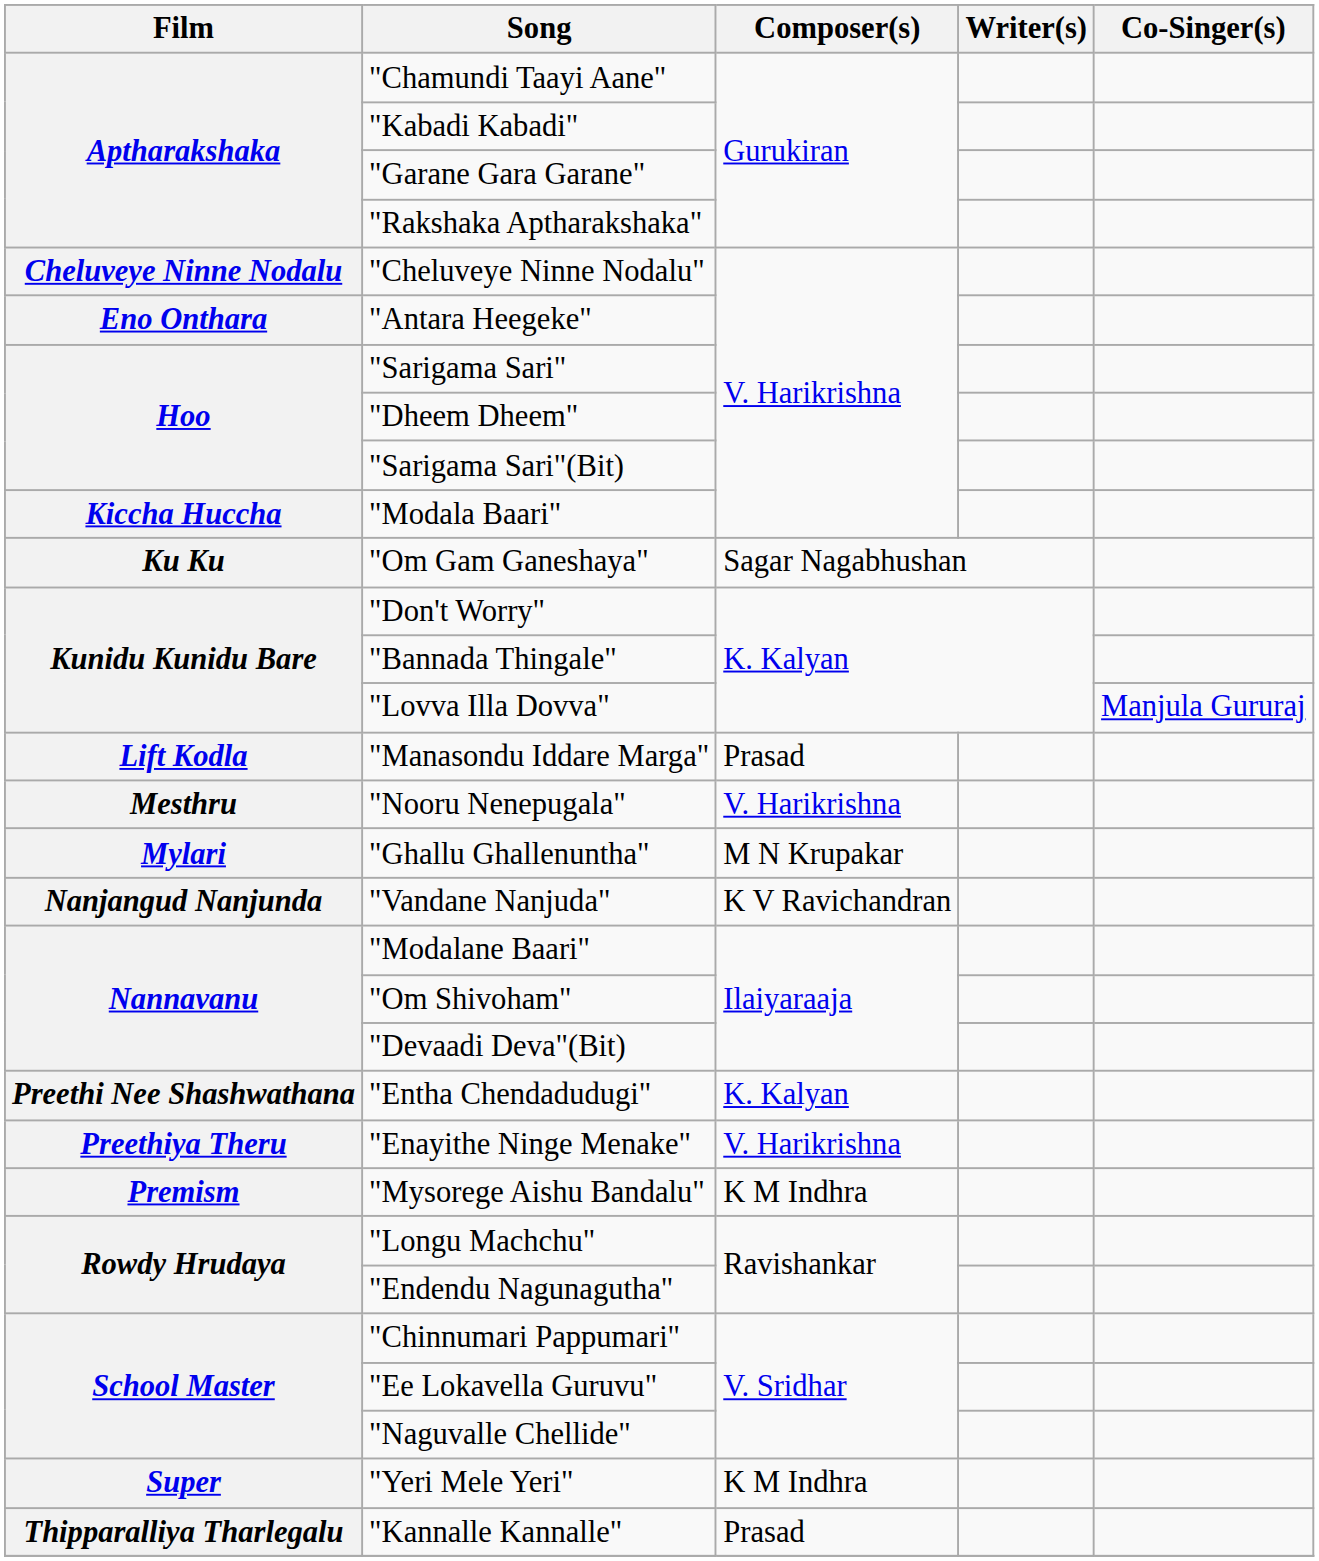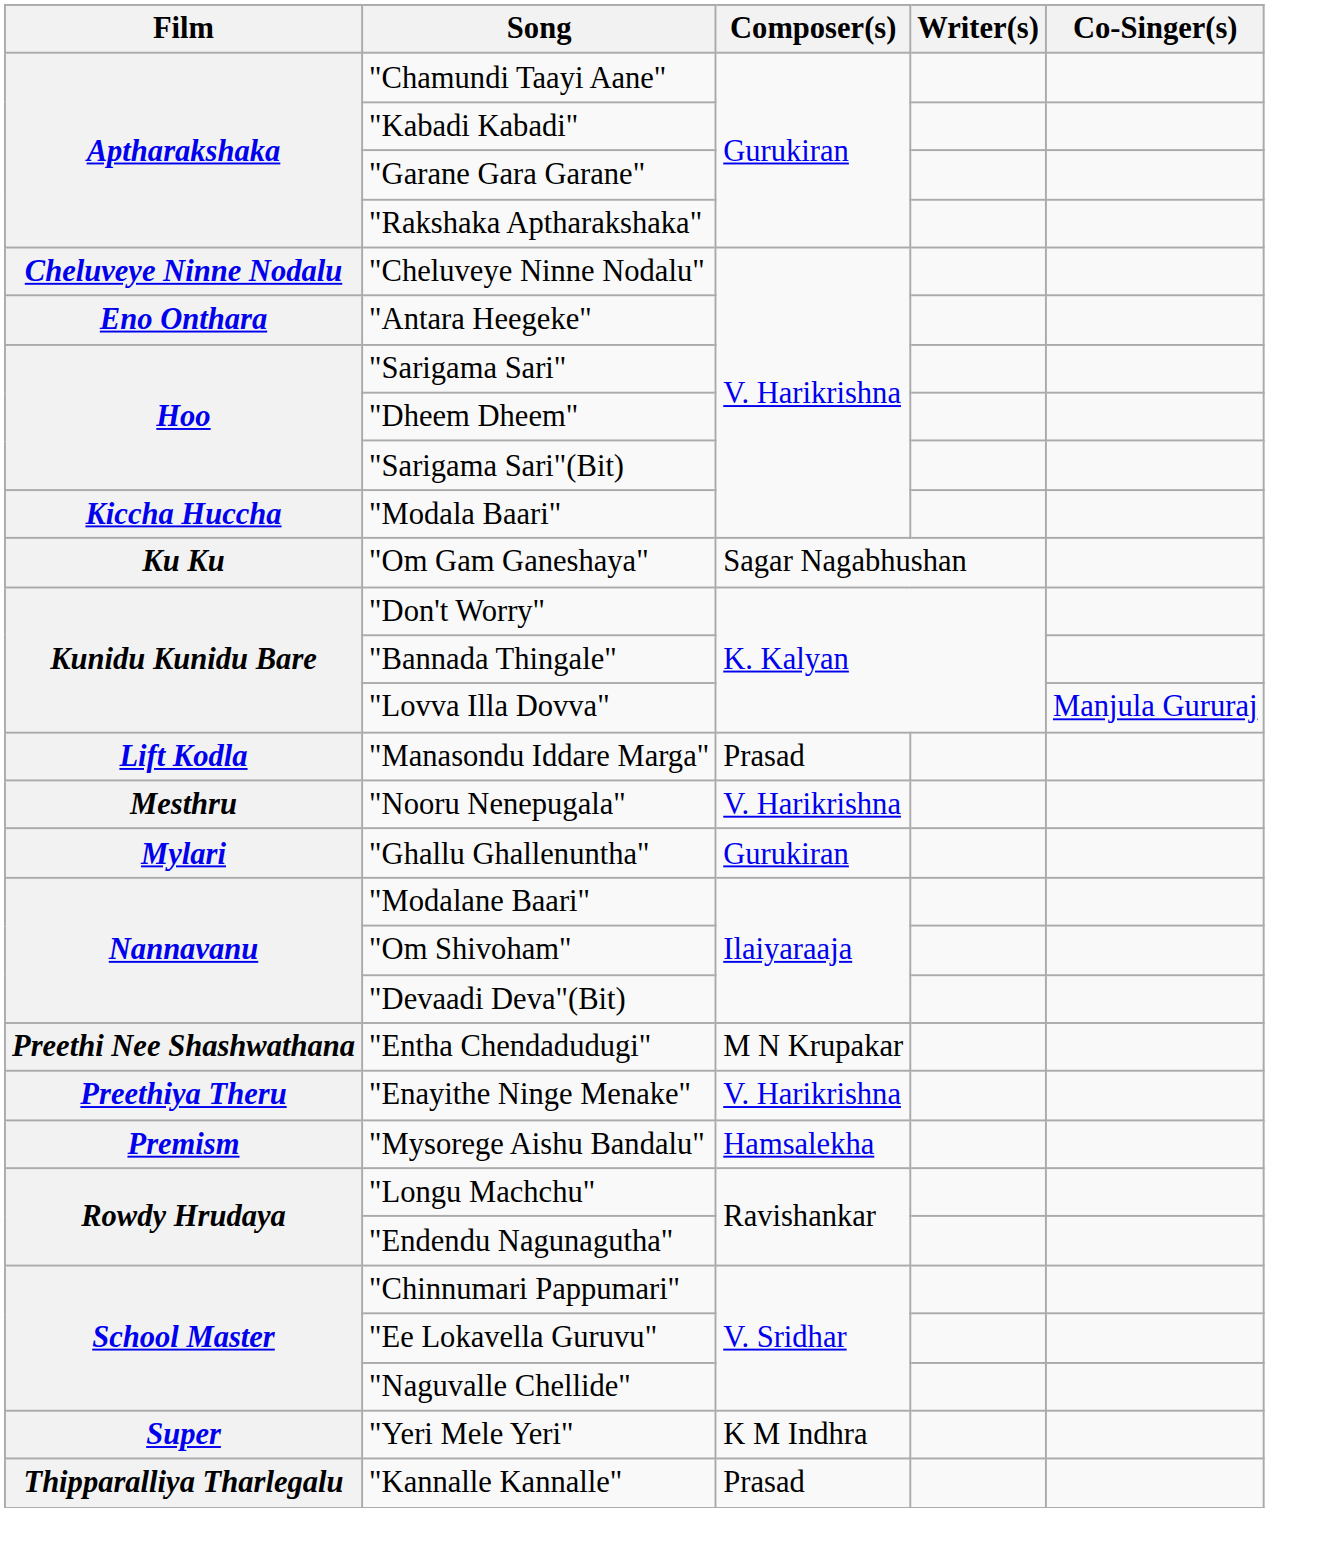(813, 852) M N Krupakar -> (786, 852) Gurukiran
- row: (490, 901)
(786, 1094) K. Kalyan -> (813, 1046) M N Krupakar
(795, 1191) K M Indhra -> (799, 1143) Hamsalekha
